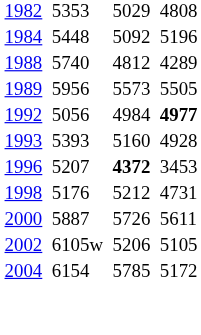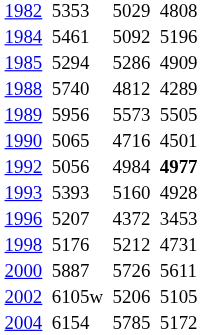(71, 37) 5448 -> (71, 37) 5461
+ row: (23, 62)
+ row: (23, 140)
(131, 166) bold -> (131, 218) normal
